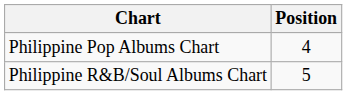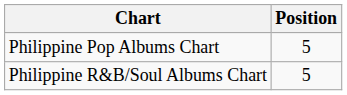(306, 47) 4 -> (306, 47) 5
